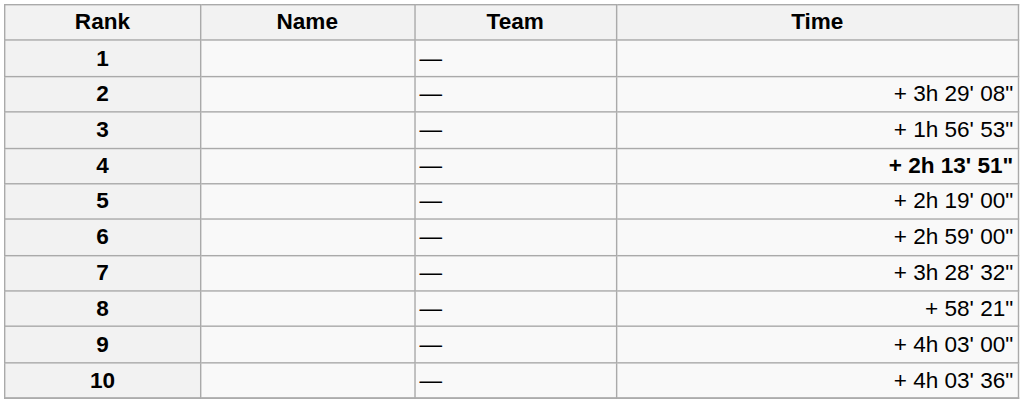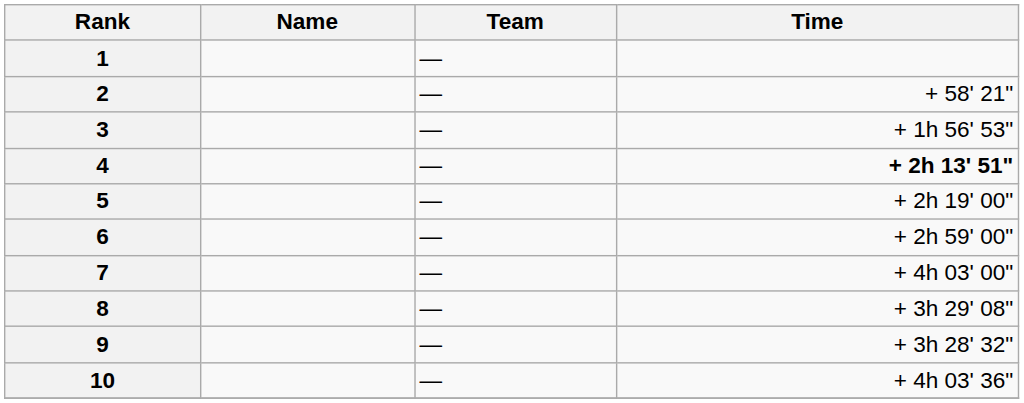(954, 93) + 3h 29' 08" -> (969, 93) + 58' 21"
(954, 272) + 3h 28' 32" -> (954, 272) + 4h 03' 00"
(969, 308) + 58' 21" -> (954, 308) + 3h 29' 08"
(954, 344) + 4h 03' 00" -> (954, 344) + 3h 28' 32"
